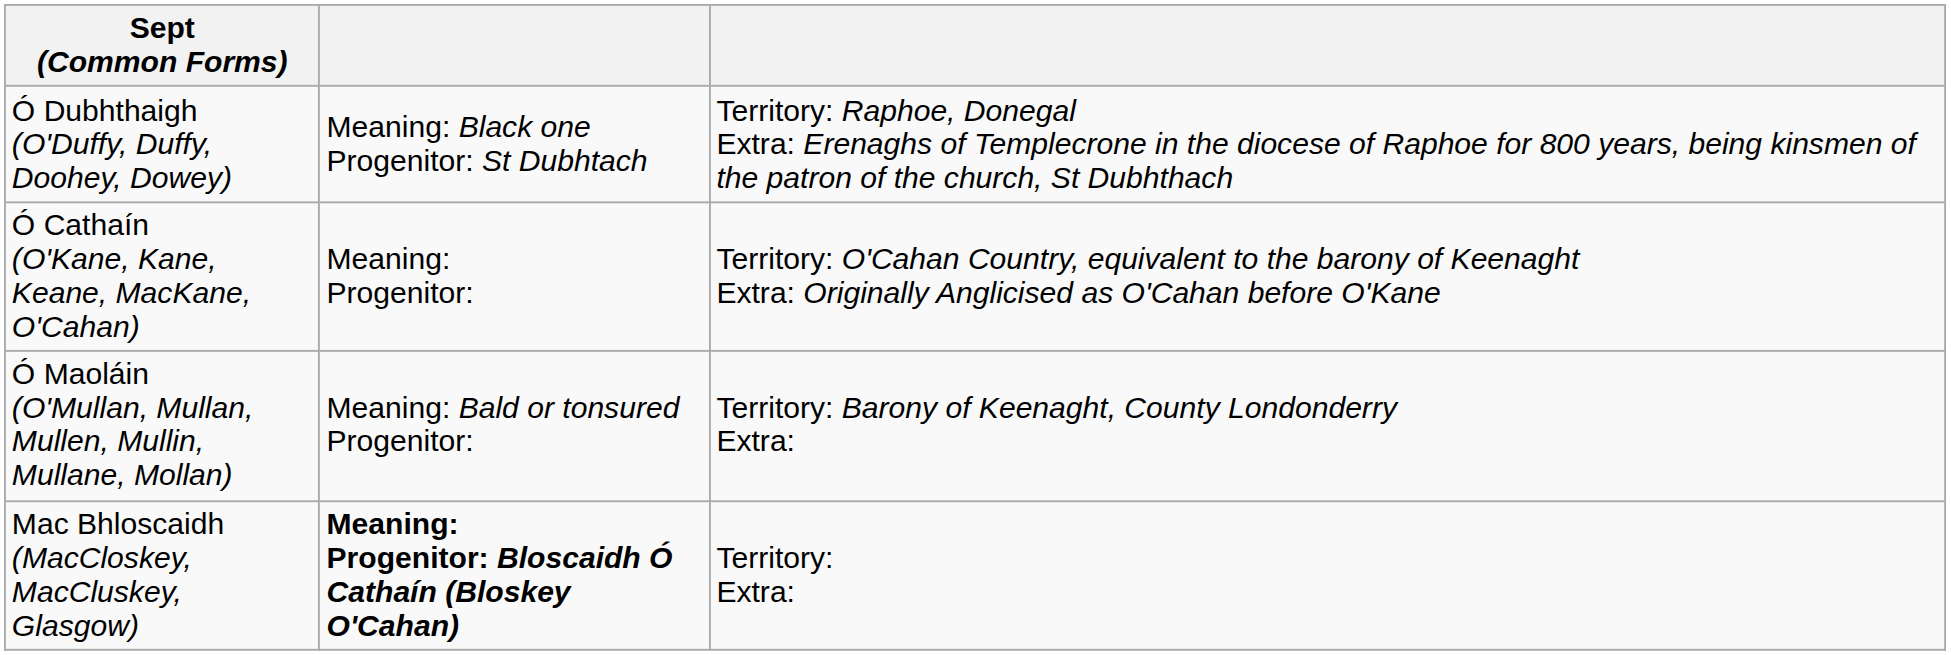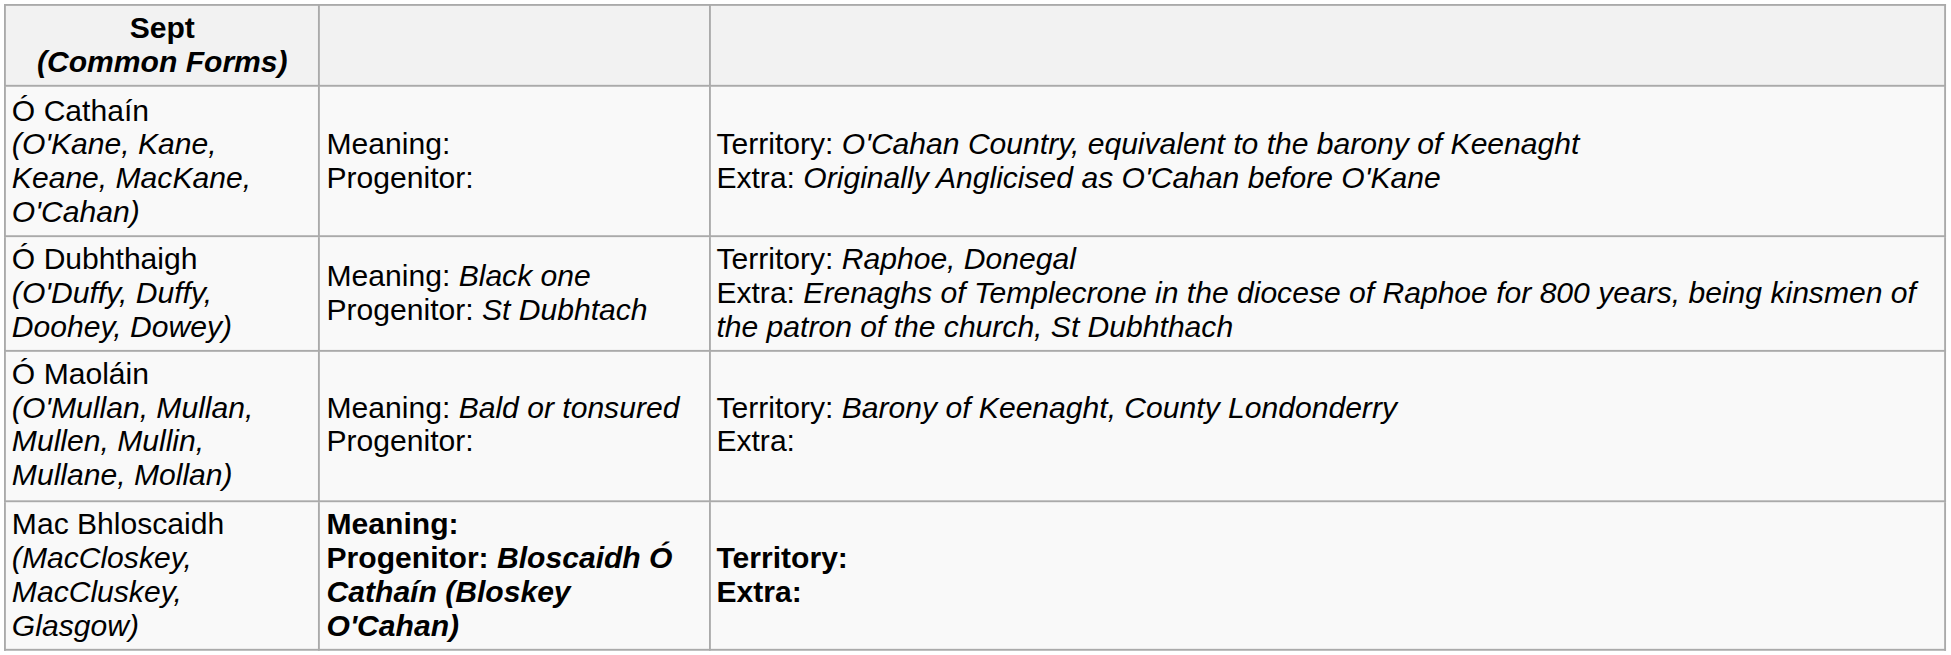rows swapped: (131, 276) <-> (122, 143)
(775, 574) normal -> (782, 574) bold
